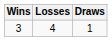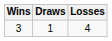columns swapped: (53, 12) <-> (90, 12)
